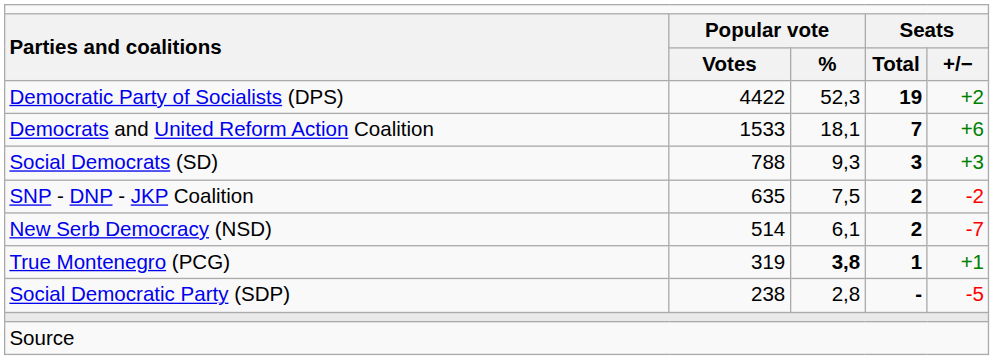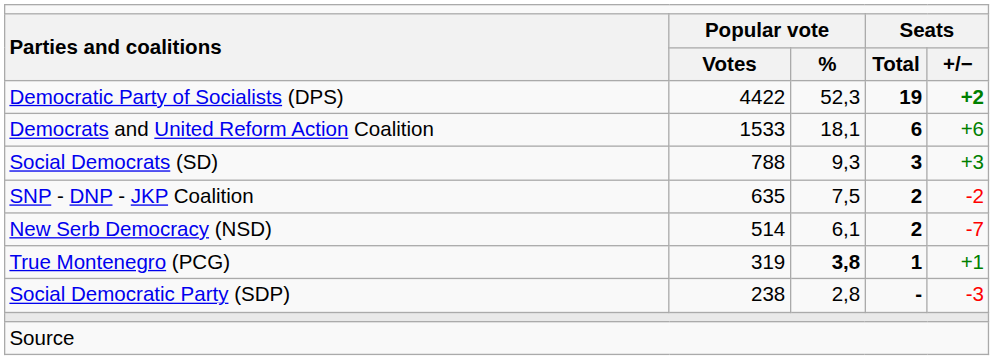(972, 96) normal -> (972, 96) bold
(916, 129) 7 -> (916, 129) 6
(975, 294) -5 -> (975, 294) -3
